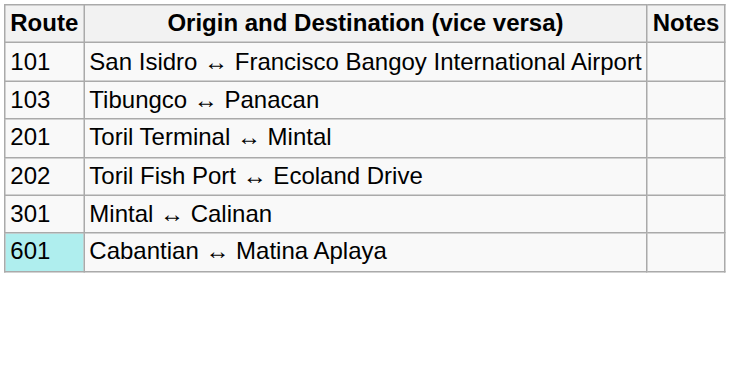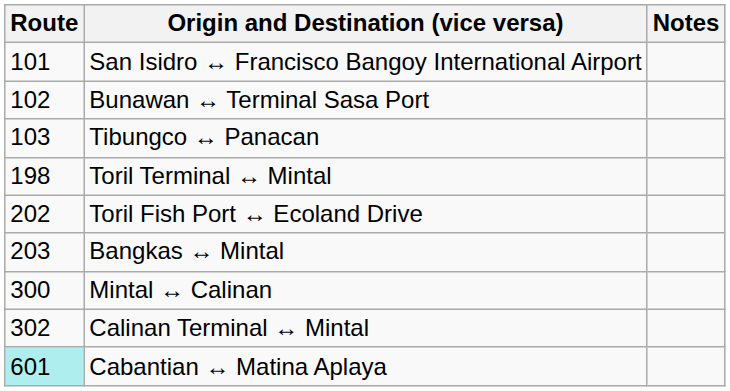+ row: (259, 99)
(30, 137) 201 -> (30, 175) 198
+ row: (187, 251)
(30, 213) 301 -> (30, 289) 300
+ row: (229, 328)
